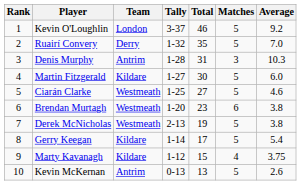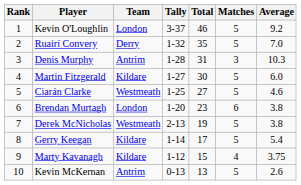(138, 108) Westmeath -> (132, 108) London
